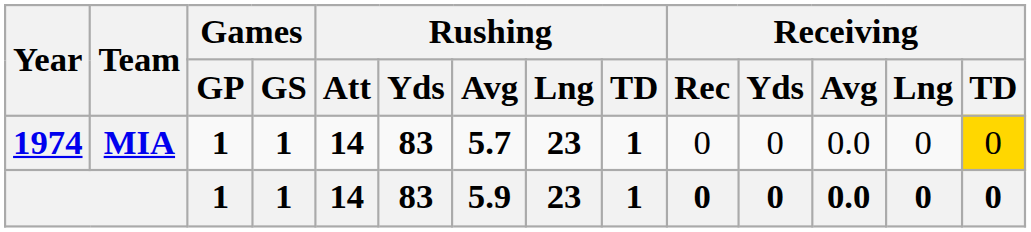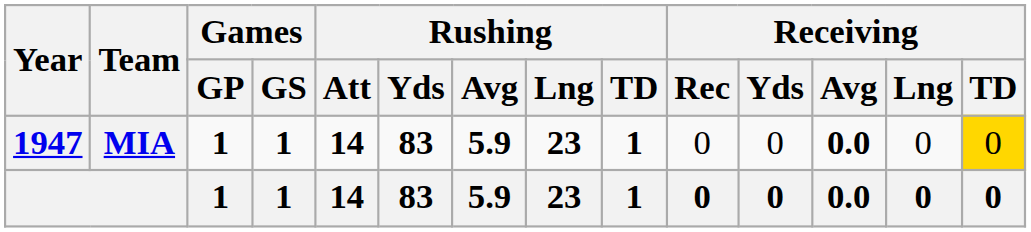(48, 142) 1974 -> (48, 142) 1947
(490, 142) 5.7 -> (490, 142) 5.9
(849, 142) normal -> (849, 142) bold
